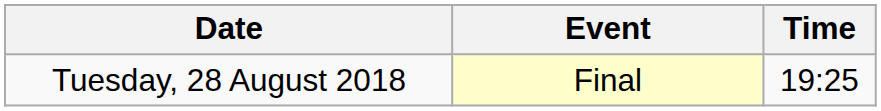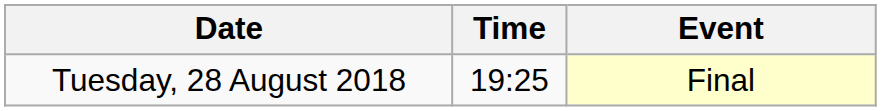columns swapped: (819, 29) <-> (608, 29)
